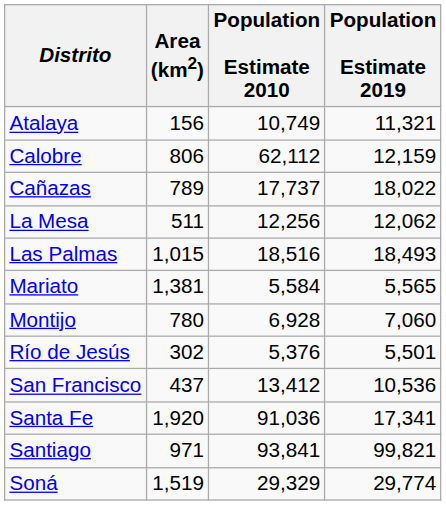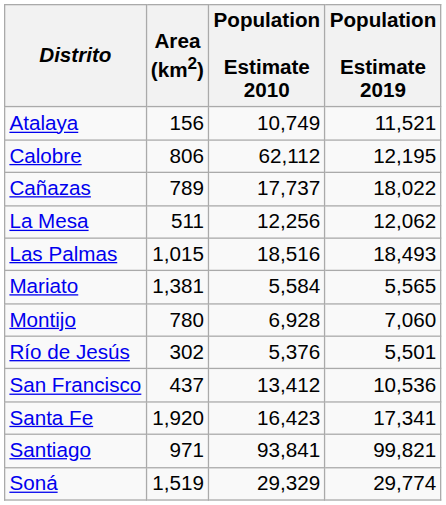(405, 123) 11,321 -> (405, 123) 11,521
(405, 155) 12,159 -> (405, 155) 12,195
(289, 417) 91,036 -> (289, 417) 16,423
